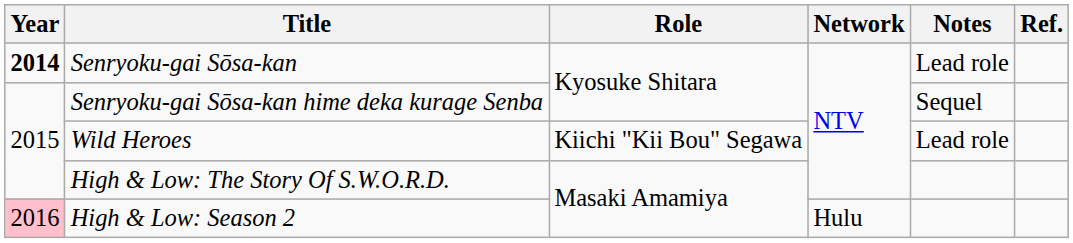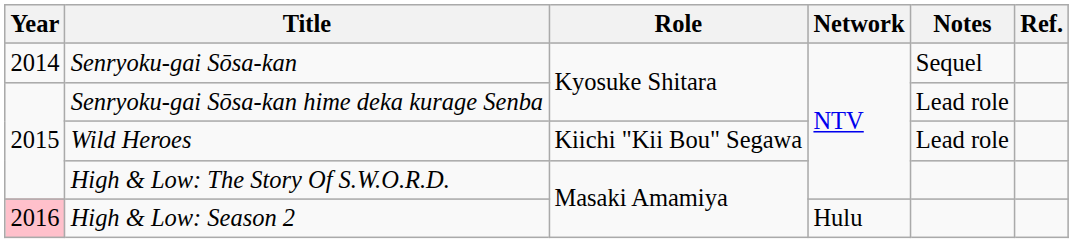(35, 62) bold -> (35, 62) normal
(962, 62) Lead role -> (949, 62) Sequel
(949, 101) Sequel -> (962, 101) Lead role
